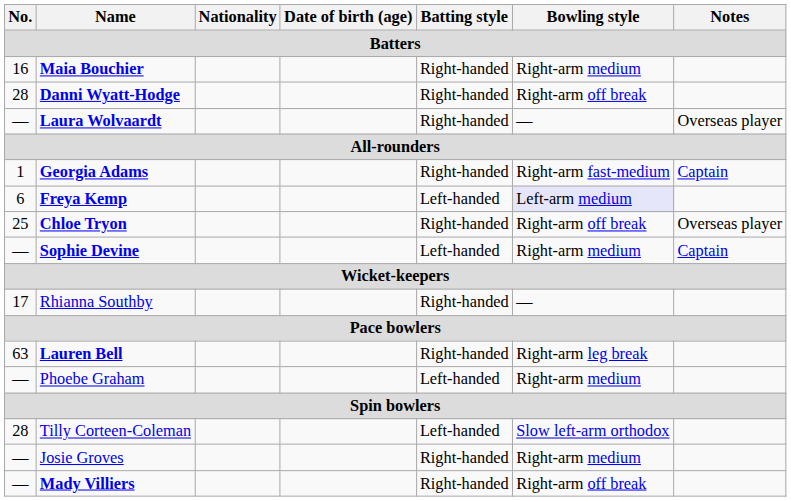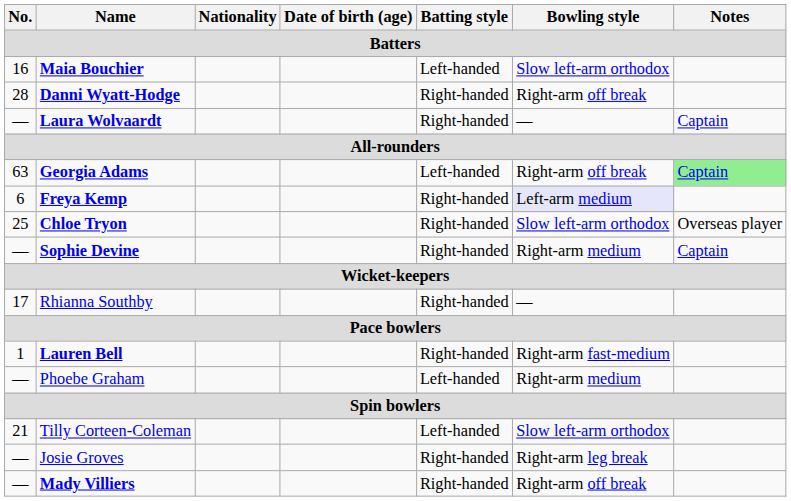(464, 69) Right-handed -> (460, 69) Left-handed
(579, 69) Right-arm medium -> (593, 69) Slow left-arm orthodox
(730, 120) Overseas player -> (703, 120) Captain
(20, 172) 1 -> (20, 172) 63
(464, 172) Right-handed -> (460, 172) Left-handed
(593, 172) Right-arm fast-medium -> (581, 172) Right-arm off break
(703, 172) no background -> (703, 172) lightgreen background
(460, 198) Left-handed -> (464, 198) Right-handed
(581, 224) Right-arm off break -> (593, 224) Slow left-arm orthodox
(460, 250) Left-handed -> (464, 250) Right-handed
(20, 353) 63 -> (20, 353) 1
(582, 353) Right-arm leg break -> (593, 353) Right-arm fast-medium
(20, 431) 28 -> (20, 431) 21
(579, 457) Right-arm medium -> (582, 457) Right-arm leg break
